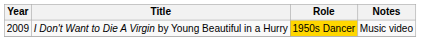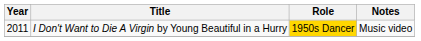(18, 28) 2009 -> (17, 28) 2011
